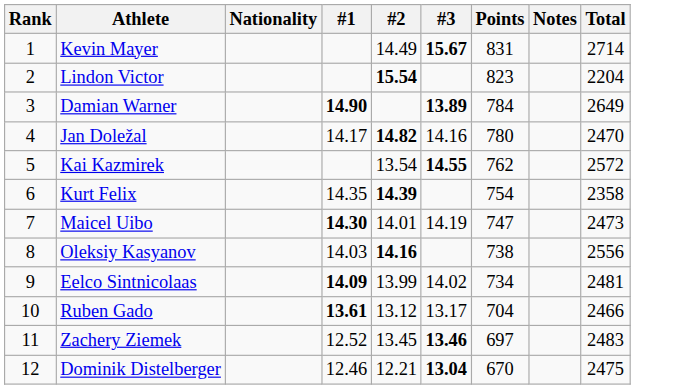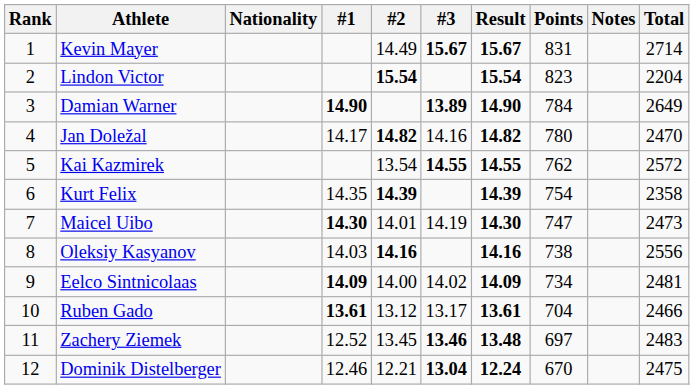+ column: (500, 19)
(396, 281) 13.99 -> (396, 281) 14.00
